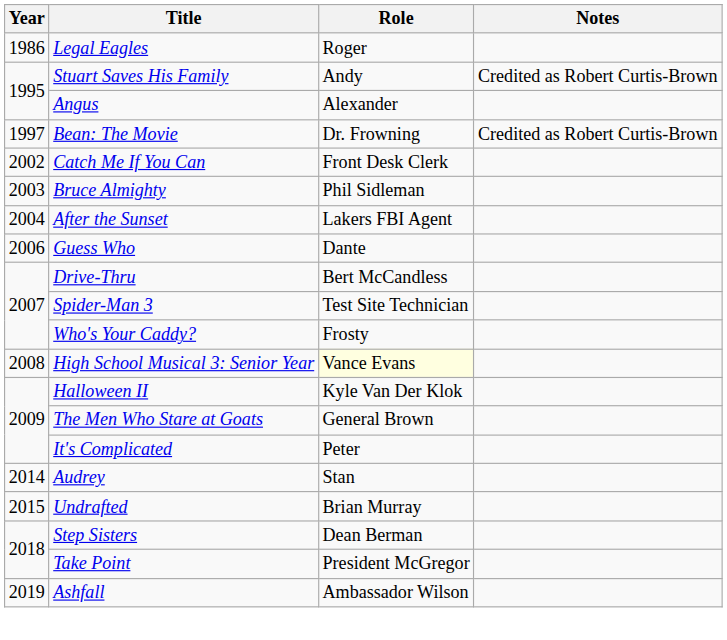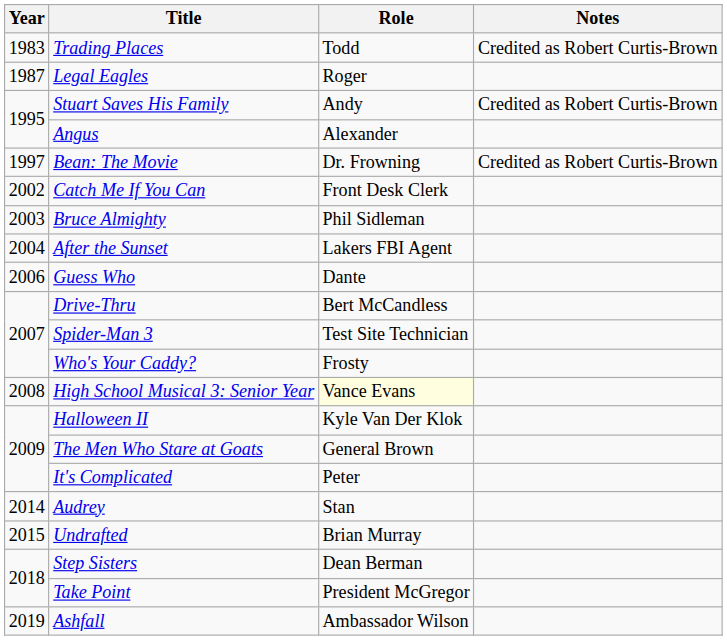+ row: (108, 47)
(27, 47) 1986 -> (27, 76) 1987
